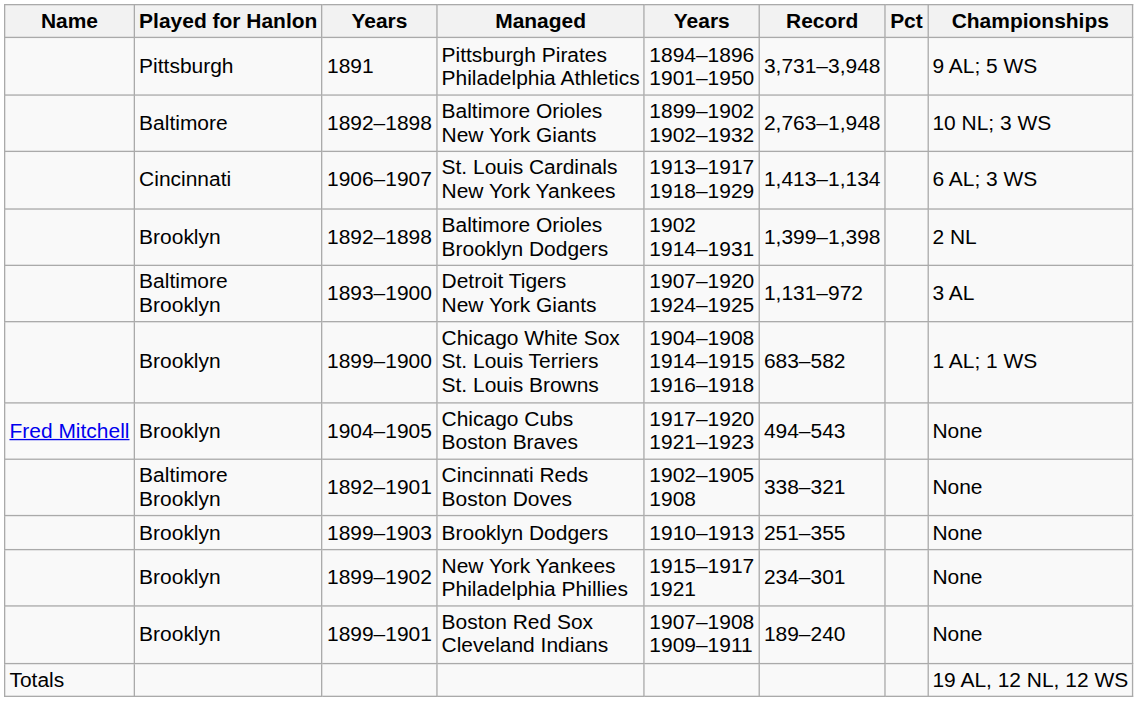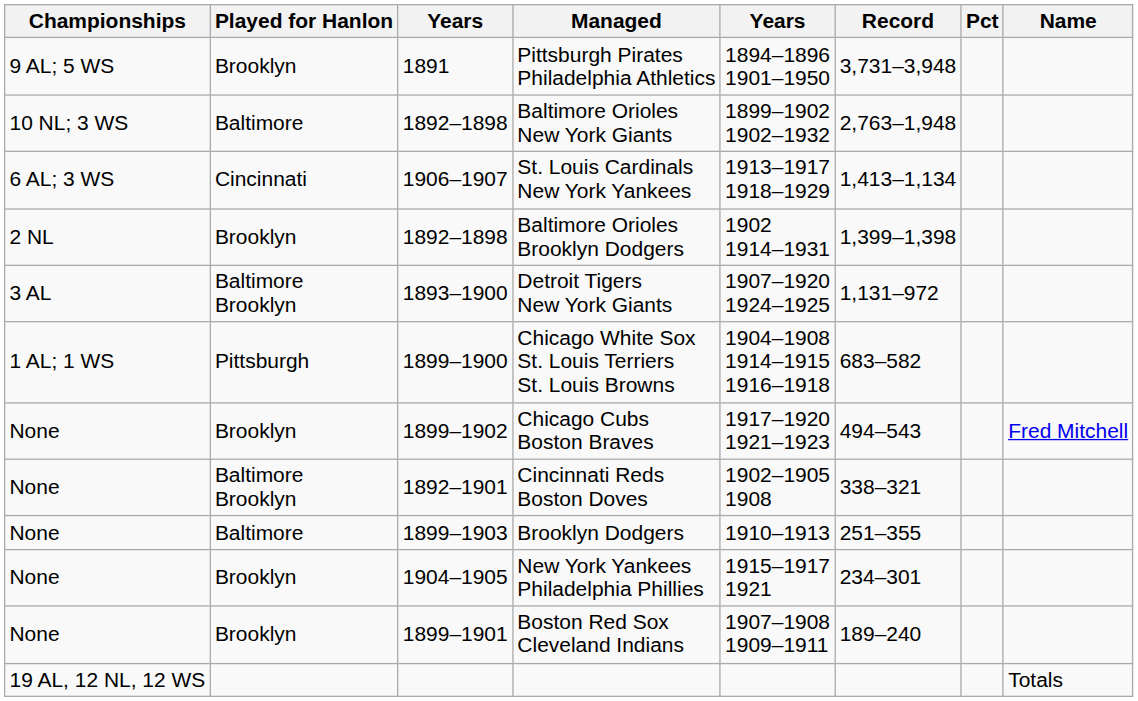columns swapped: (69, 21) <-> (1030, 21)
(186, 66) Pittsburgh -> (256, 66) Brooklyn
(180, 362) Brooklyn -> (262, 362) Pittsburgh
(379, 430) 1904–1905 -> (455, 430) 1899–1902
(180, 532) Brooklyn -> (259, 532) Baltimore
(379, 577) 1899–1902 -> (455, 577) 1904–1905
